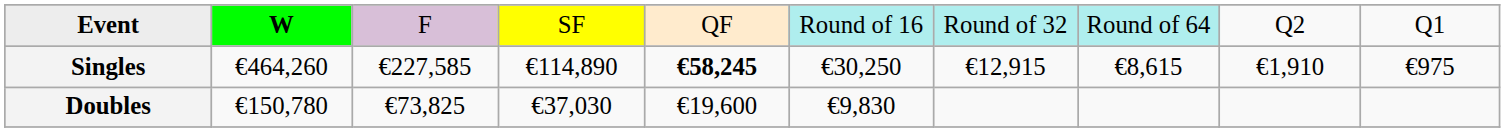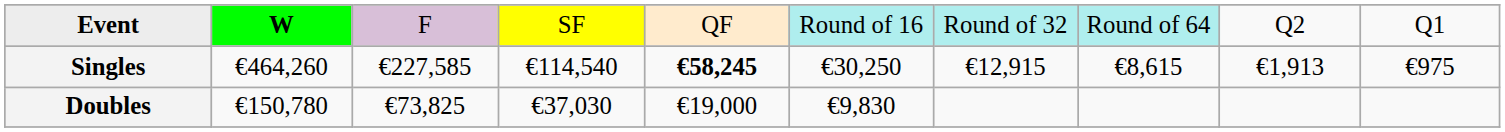(572, 66) €114,890 -> (572, 66) €114,540
(1290, 66) €1,910 -> (1290, 66) €1,913
(717, 107) €19,600 -> (717, 107) €19,000
